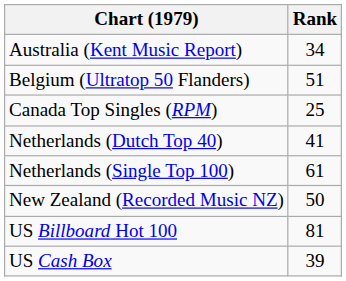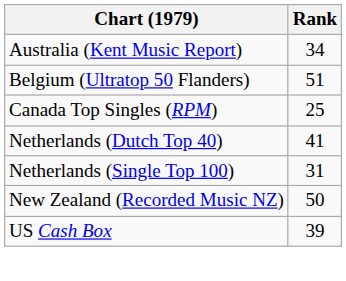(315, 170) 61 -> (315, 170) 31
- row: (93, 230)
